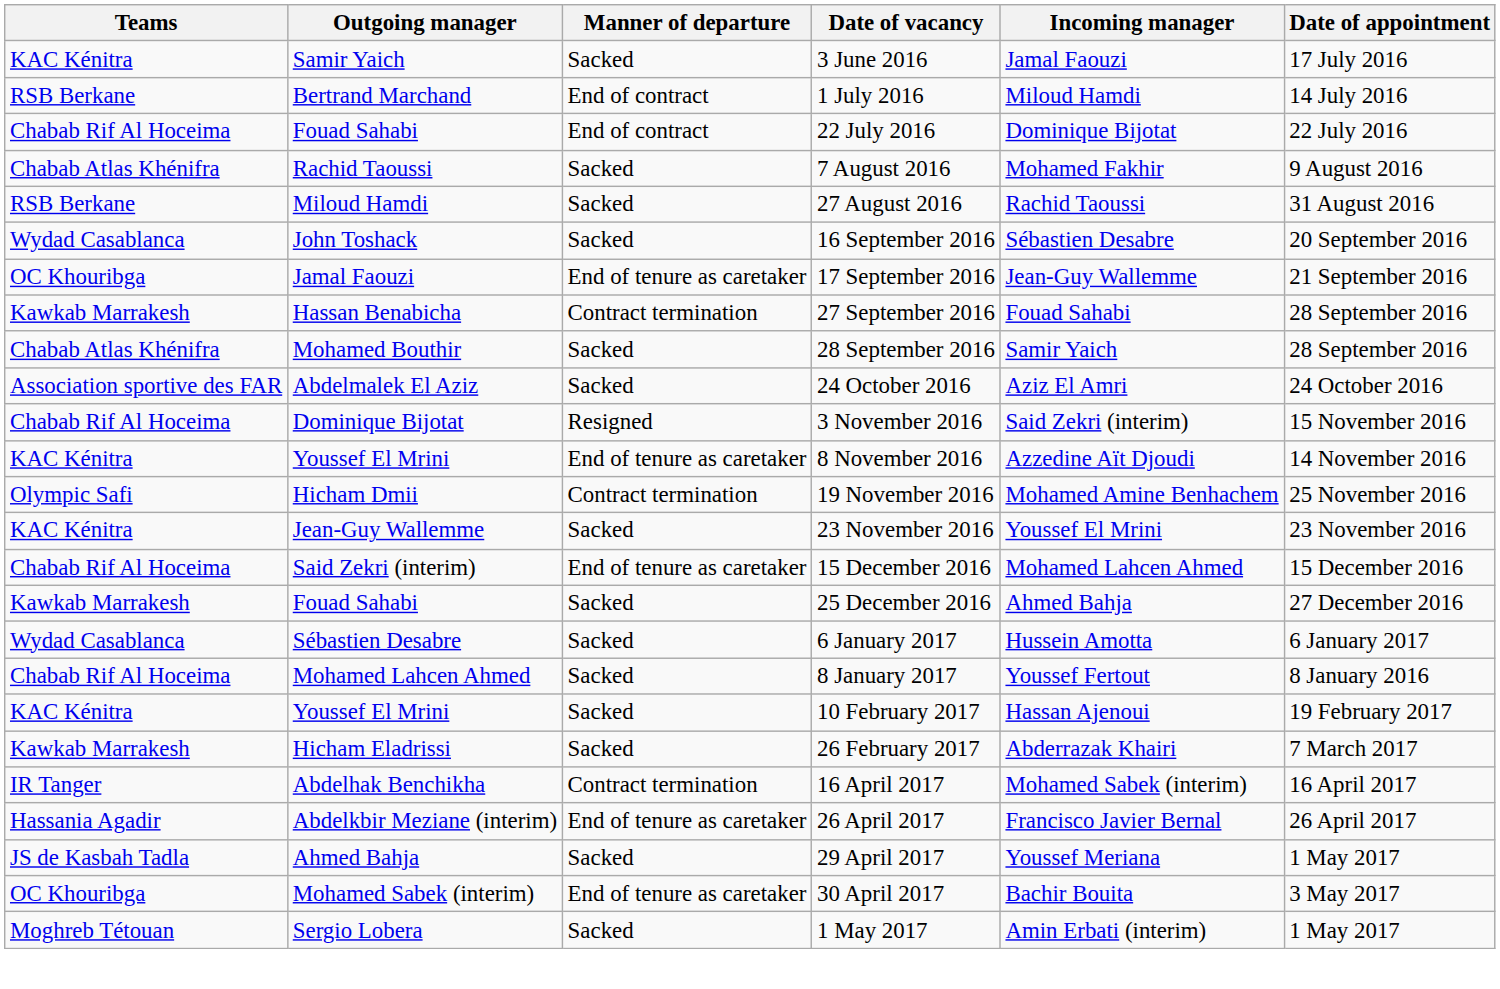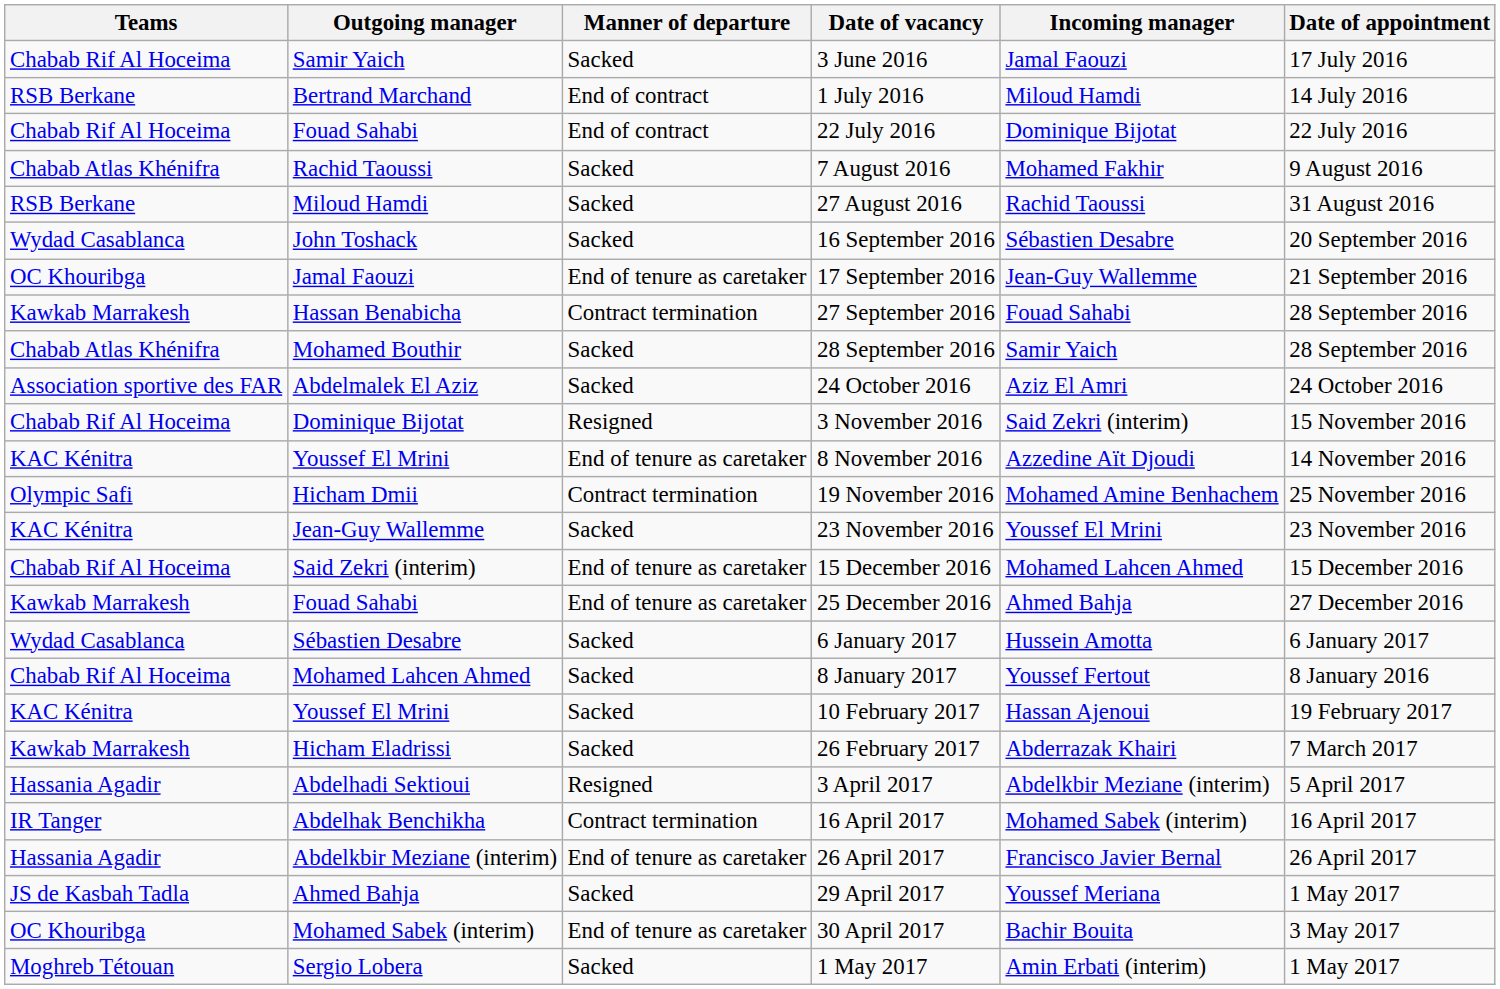(71, 58) KAC Kénitra -> (120, 58) Chabab Rif Al Hoceima
(601, 603) Sacked -> (687, 603) End of tenure as caretaker
+ row: (875, 784)
